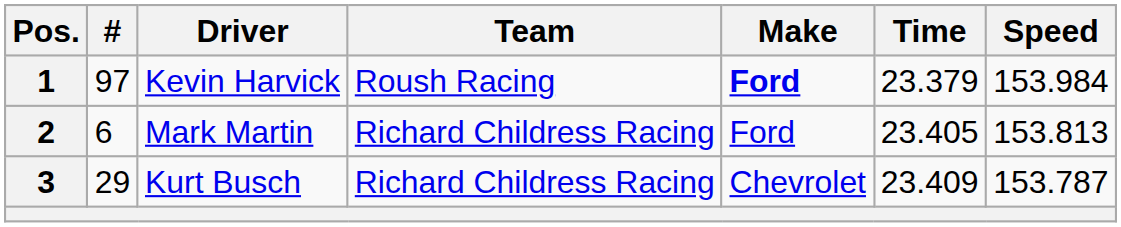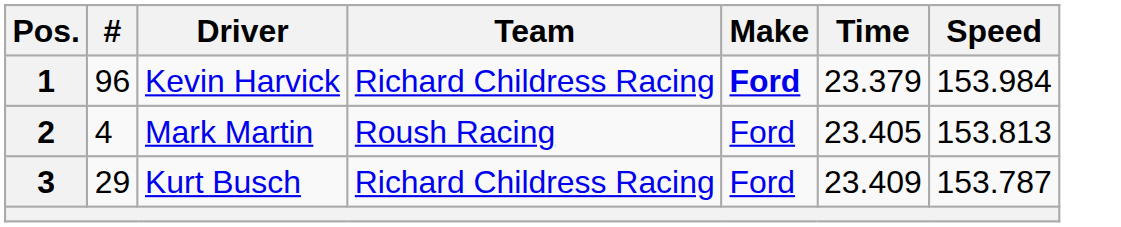(112, 81) 97 -> (112, 81) 96
(455, 81) Roush Racing -> (535, 81) Richard Childress Racing
(104, 132) 6 -> (104, 132) 4
(535, 132) Richard Childress Racing -> (455, 132) Roush Racing
(798, 182) Chevrolet -> (762, 182) Ford
